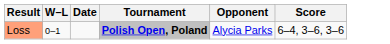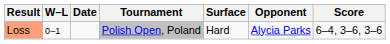+ column: (226, 13)
(155, 30) bold -> (151, 30) normal
